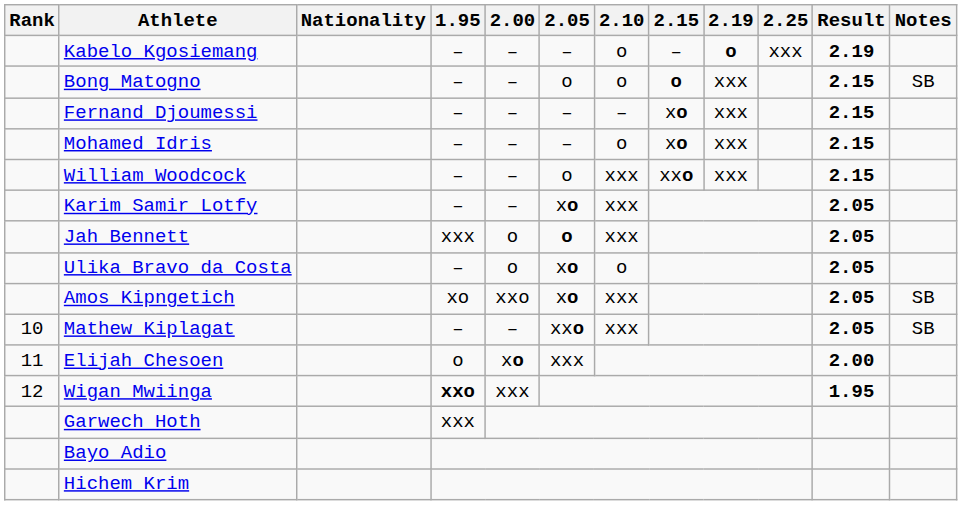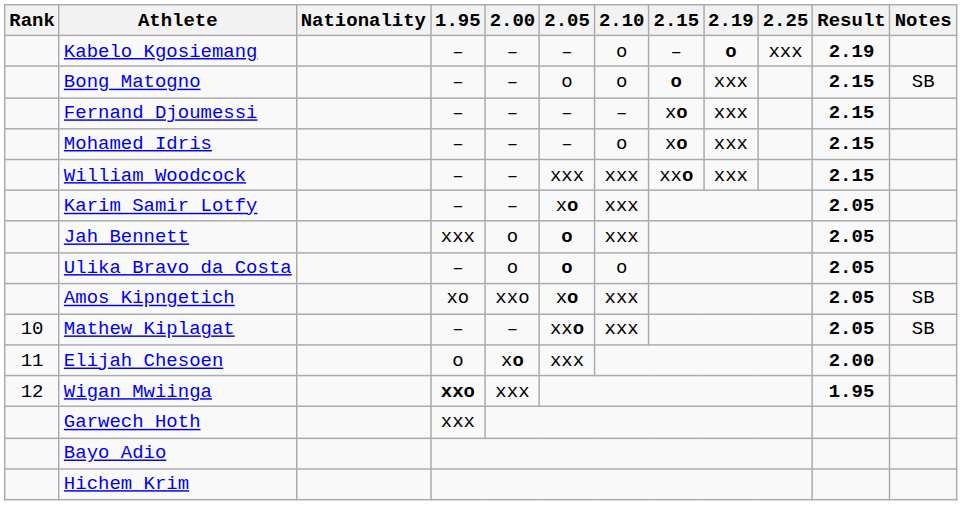(567, 175) o -> (567, 175) xxx
(567, 268) xo -> (567, 268) o
